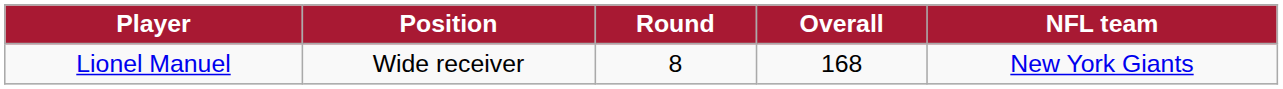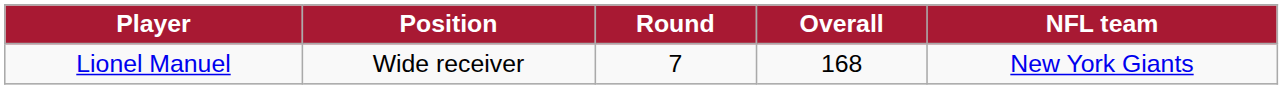(675, 63) 8 -> (675, 63) 7
